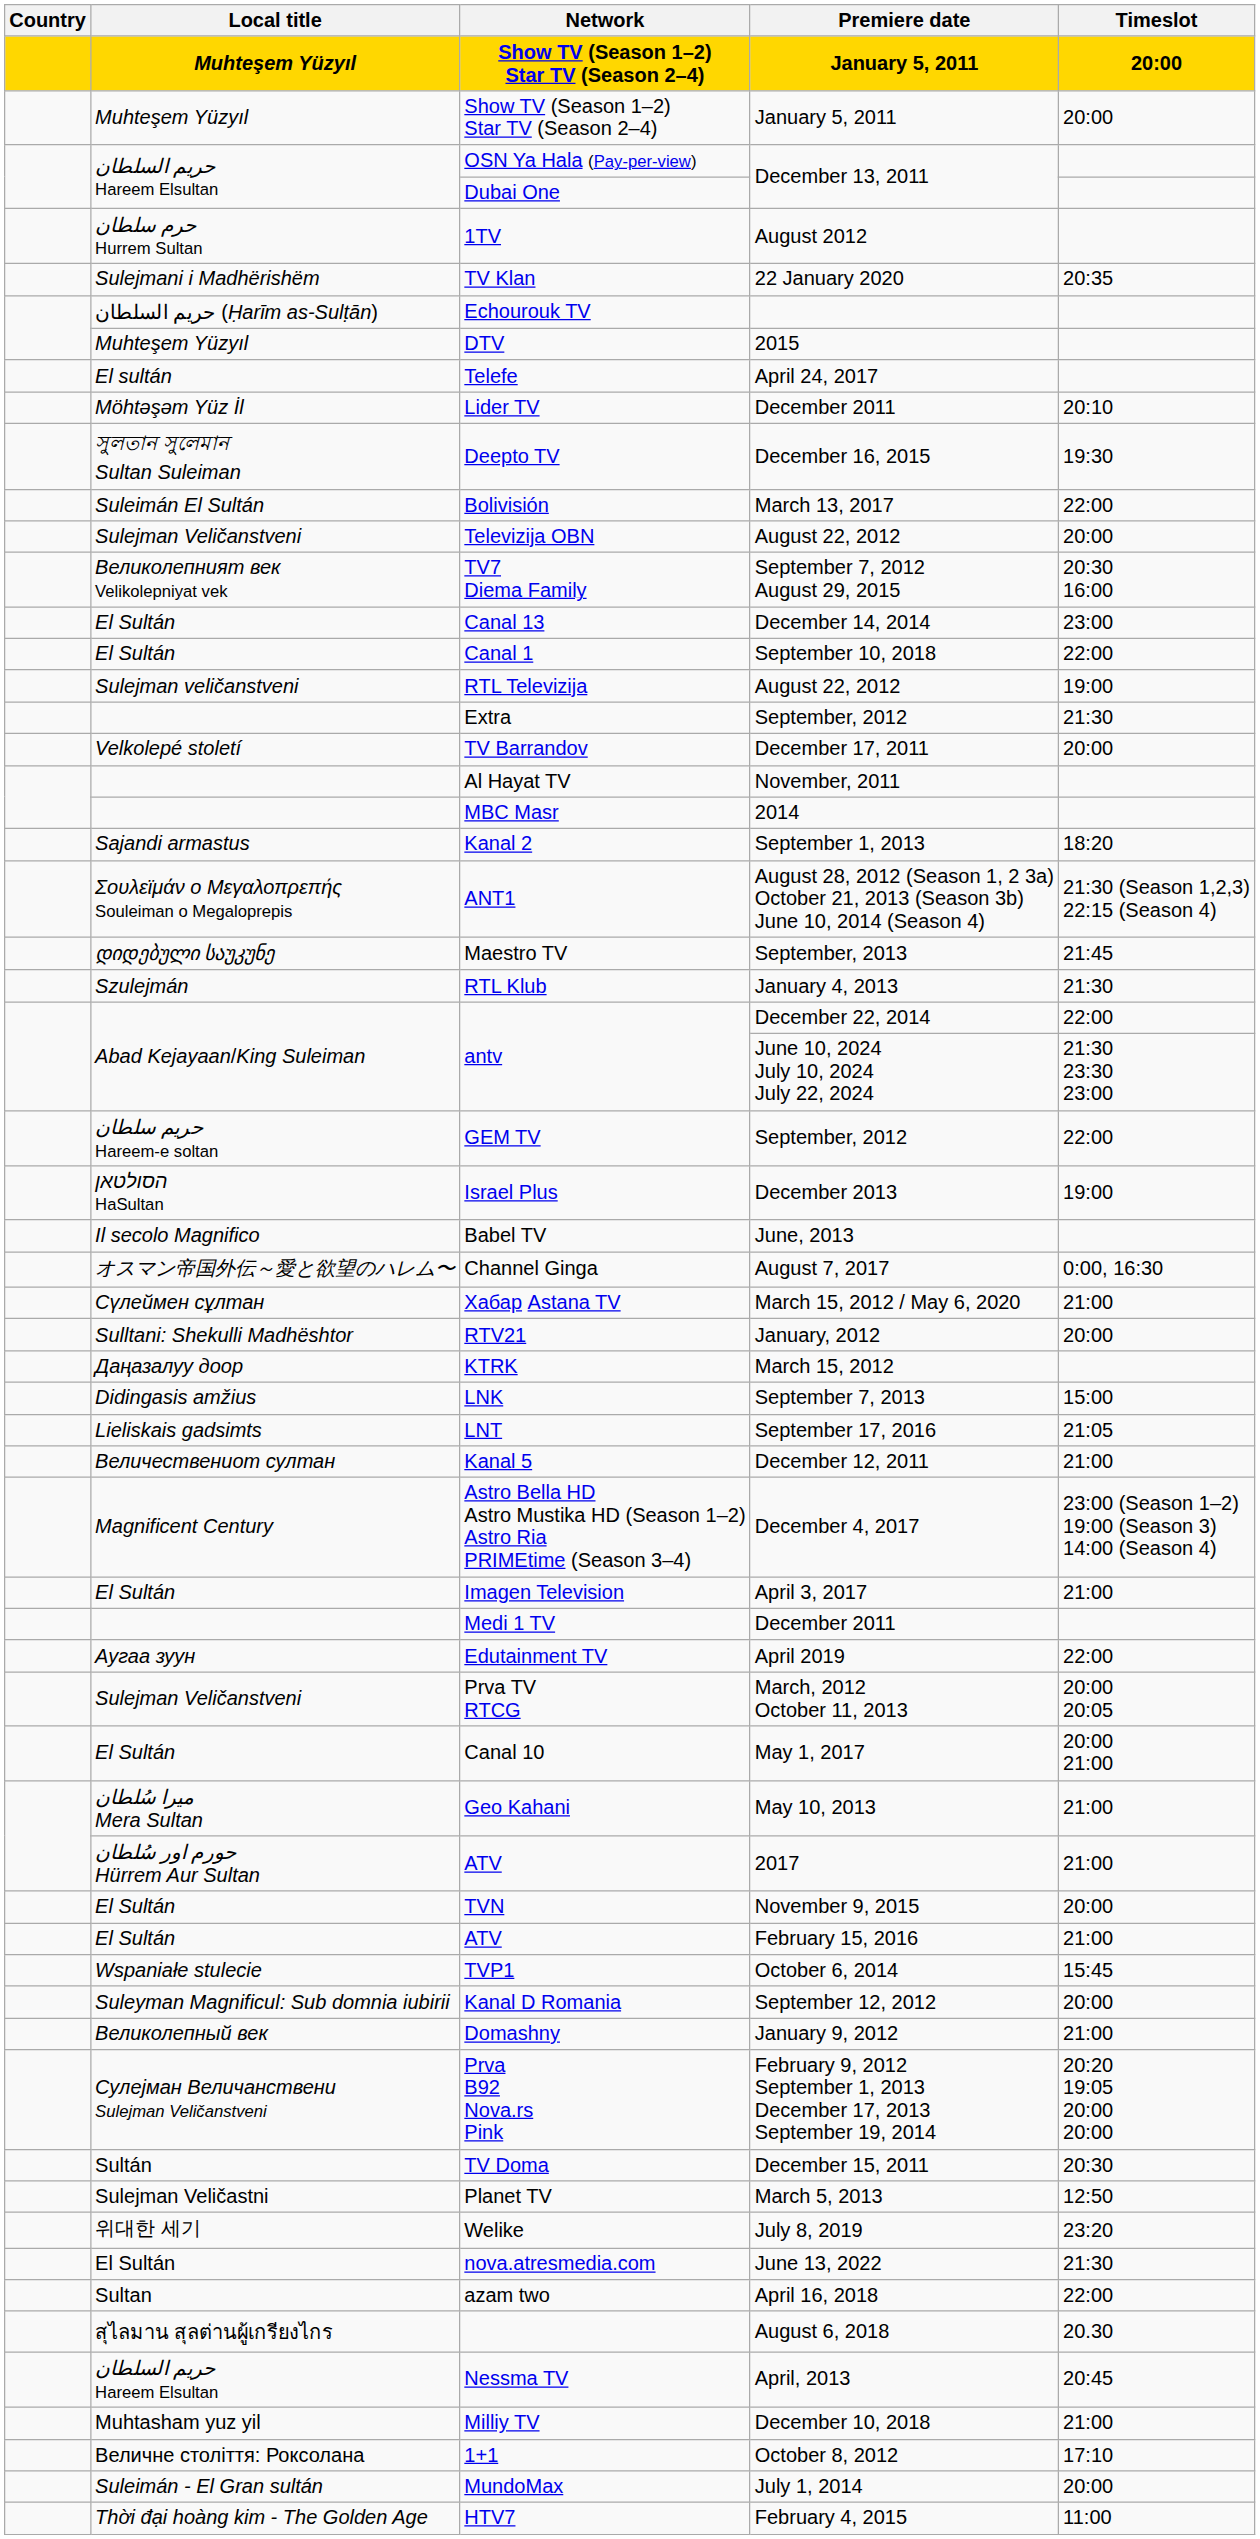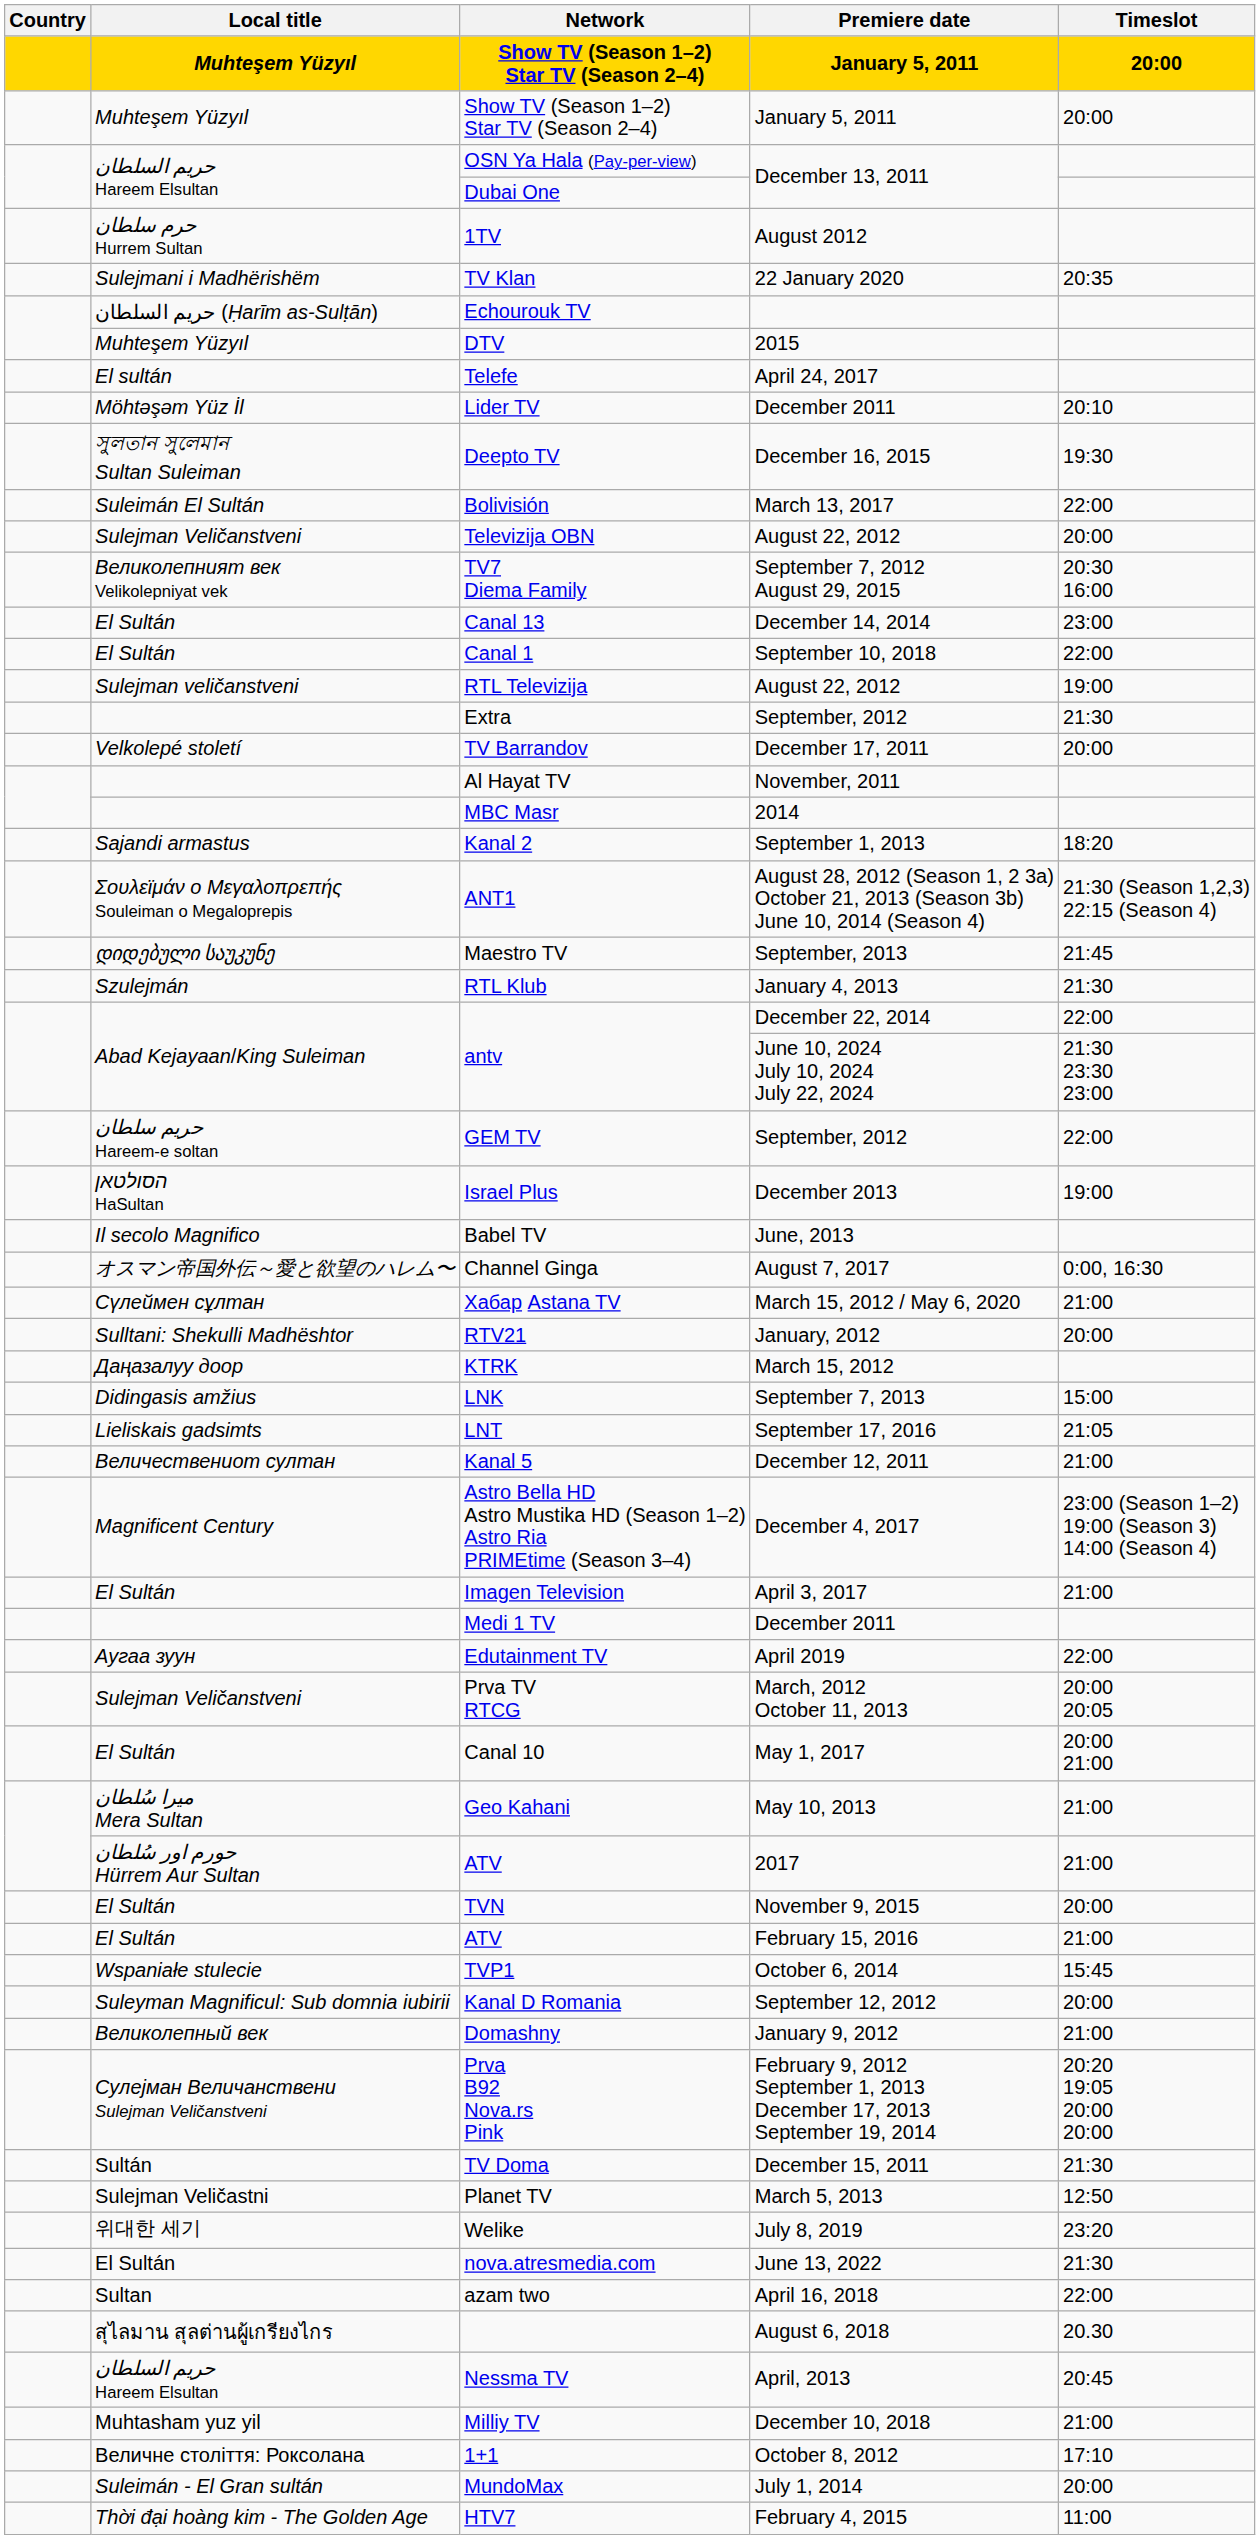(1088, 2164) 20:30 -> (1088, 2164) 21:30
